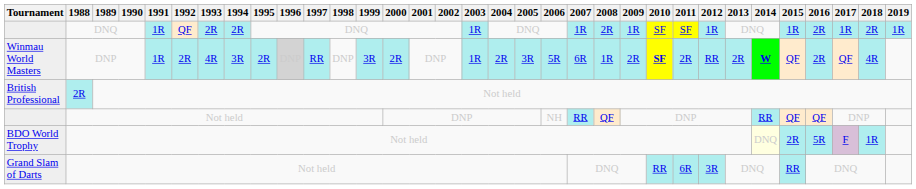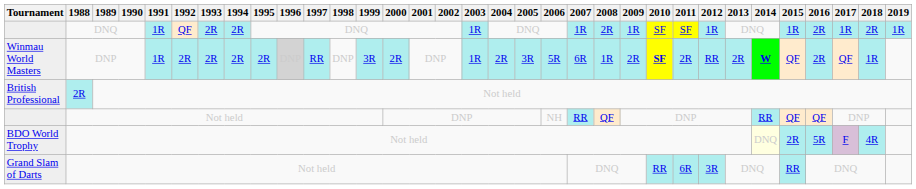(211, 59) 4R -> (211, 59) 2R
(238, 59) 3R -> (238, 59) 2R
(872, 59) 4R -> (872, 59) 1R
(872, 140) 1R -> (872, 140) 4R
